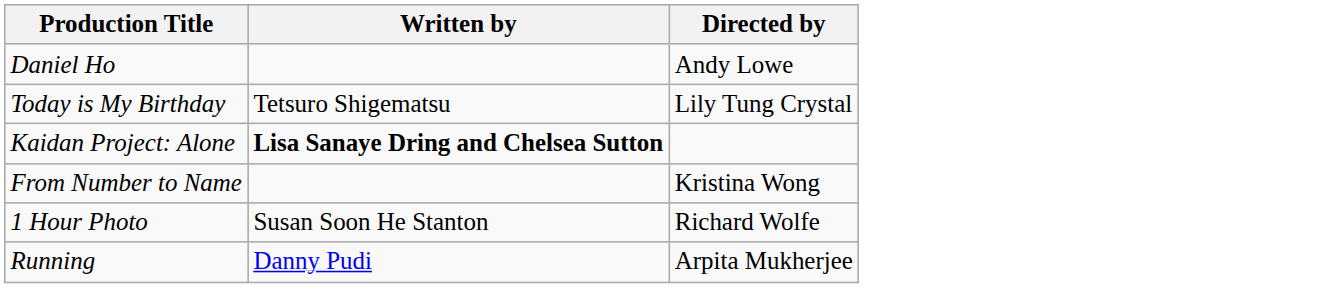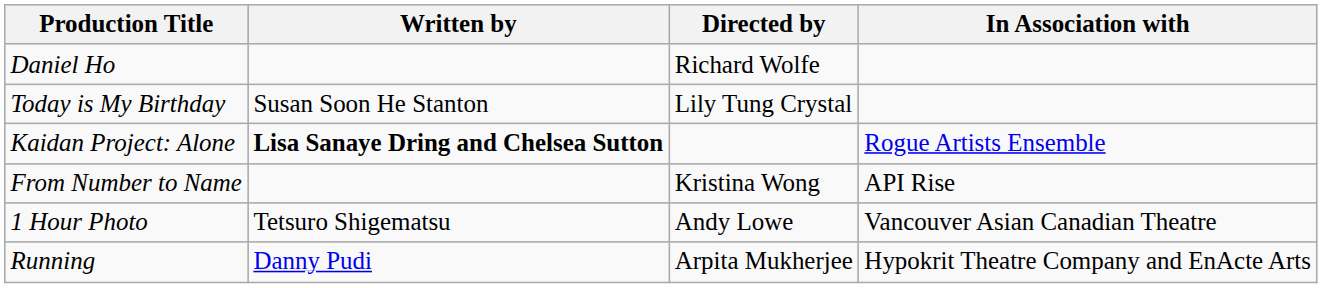+ column: (1088, 24)
(734, 63) Andy Lowe -> (747, 63) Richard Wolfe
(352, 103) Tetsuro Shigematsu -> (371, 103) Susan Soon He Stanton
(371, 222) Susan Soon He Stanton -> (352, 222) Tetsuro Shigematsu
(747, 222) Richard Wolfe -> (734, 222) Andy Lowe
